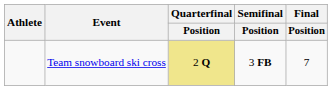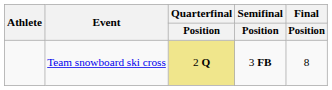(306, 63) 7 -> (306, 63) 8
